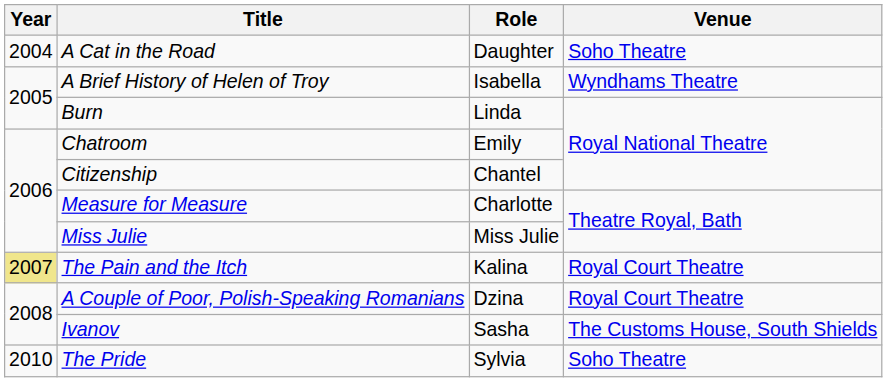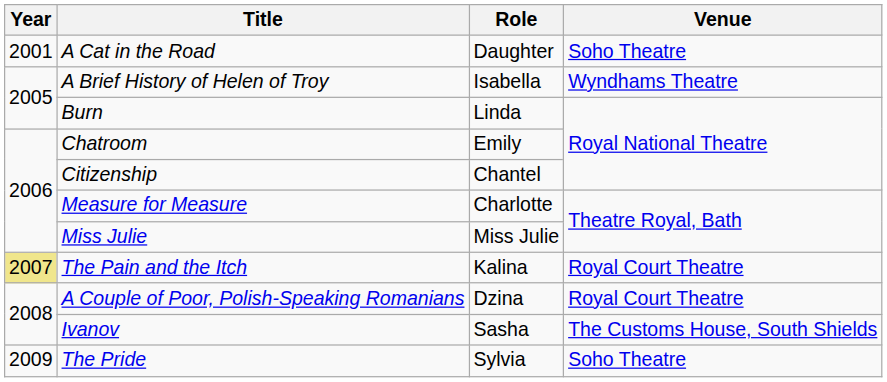(31, 50) 2004 -> (31, 50) 2001
(31, 360) 2010 -> (31, 360) 2009
